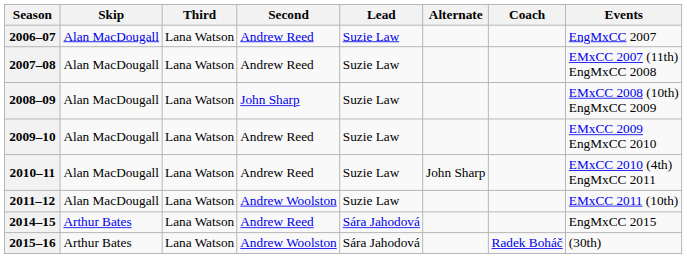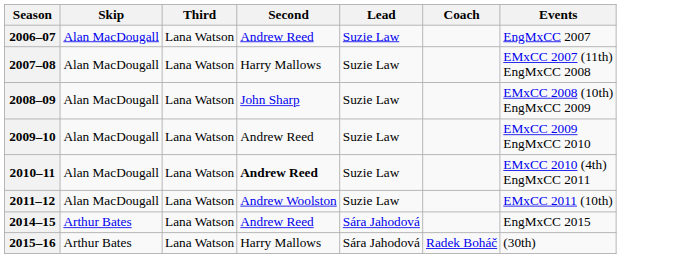- column: (456, 15)
(277, 64) Andrew Reed -> (281, 64) Harry Mallows
(277, 172) normal -> (279, 172) bold
(288, 243) Andrew Woolston -> (281, 243) Harry Mallows
